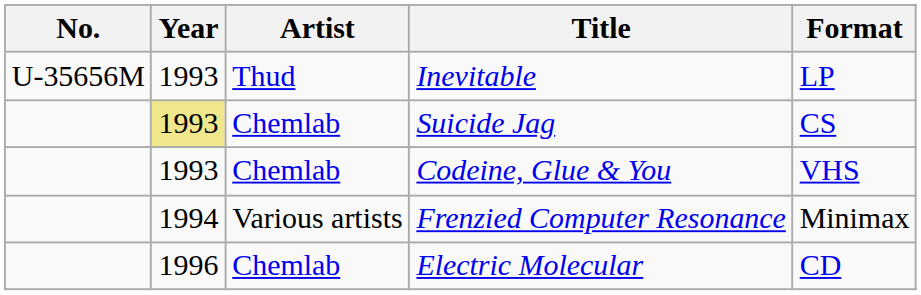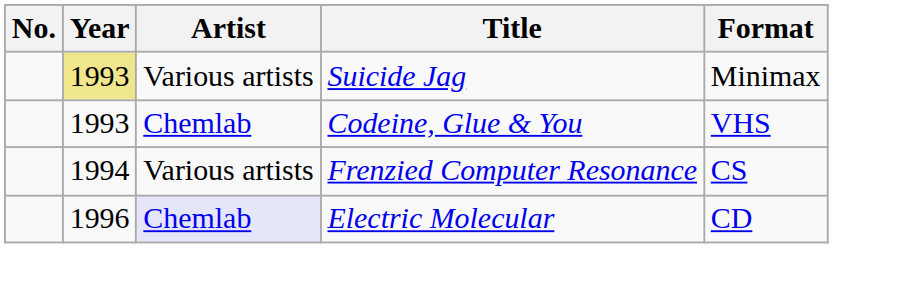- row: (476, 75)
(286, 123) Chemlab -> (229, 75) Various artists
(818, 123) CS -> (766, 75) Minimax
(855, 218) Minimax -> (729, 170) CS
(286, 265) no background -> (197, 218) lavender background
